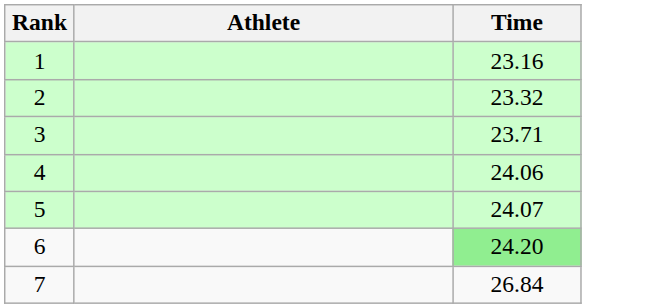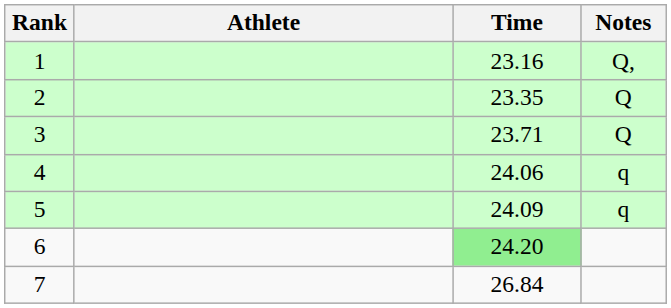+ column: (623, 23)
(517, 97) 23.32 -> (517, 97) 23.35
(517, 209) 24.07 -> (517, 209) 24.09
